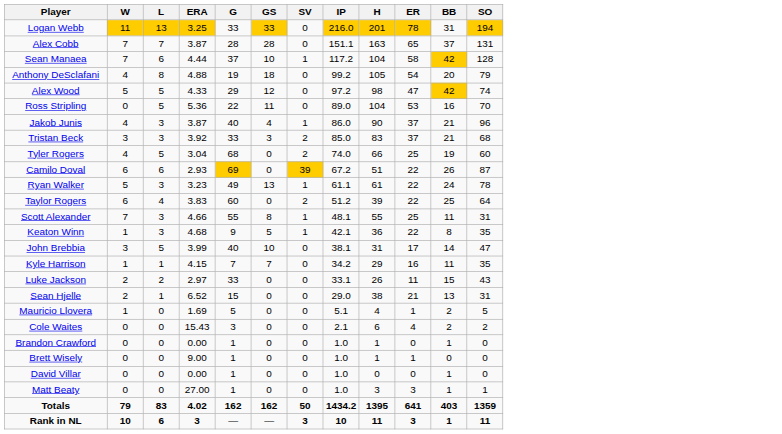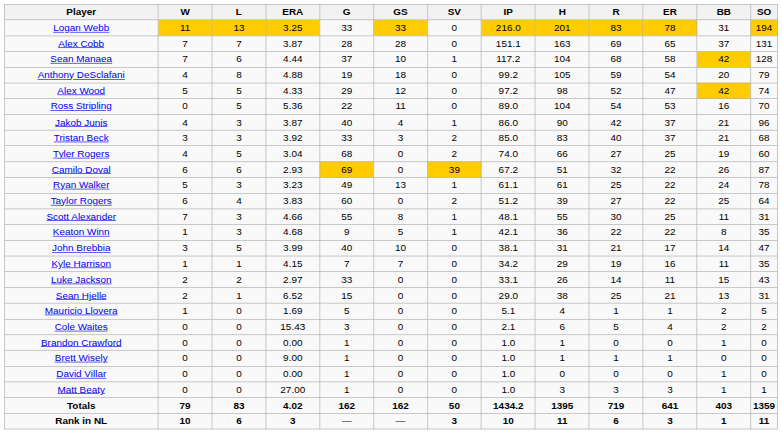+ column: (616, 12)
